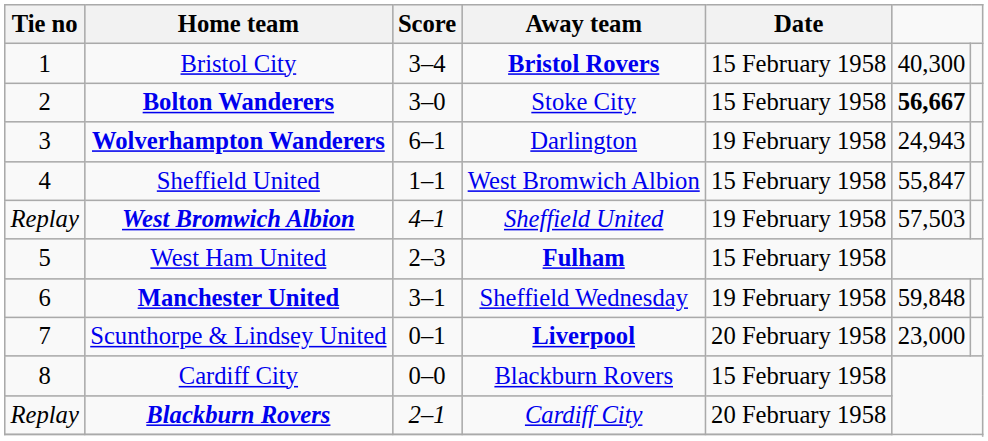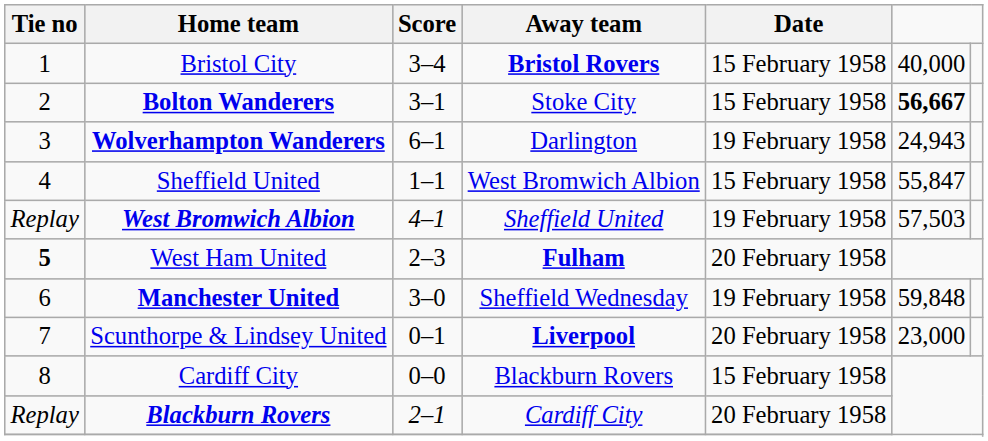(932, 63) 40,300 -> (932, 63) 40,000
(427, 102) 3–0 -> (427, 102) 3–1
(45, 258) normal -> (45, 258) bold
(799, 258) 15 February 1958 -> (799, 258) 20 February 1958
(427, 297) 3–1 -> (427, 297) 3–0
